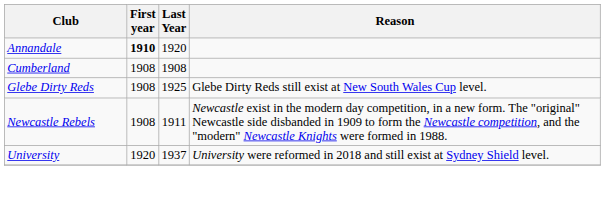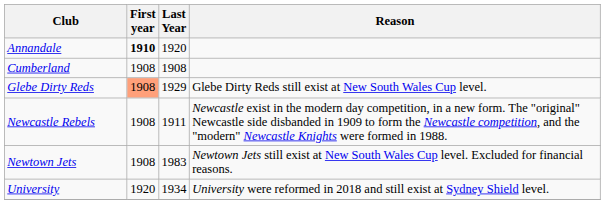(143, 87) no background -> (143, 87) lightsalmon background
(174, 87) 1925 -> (174, 87) 1929
+ row: (42, 162)
(174, 155) 1937 -> (174, 189) 1934
